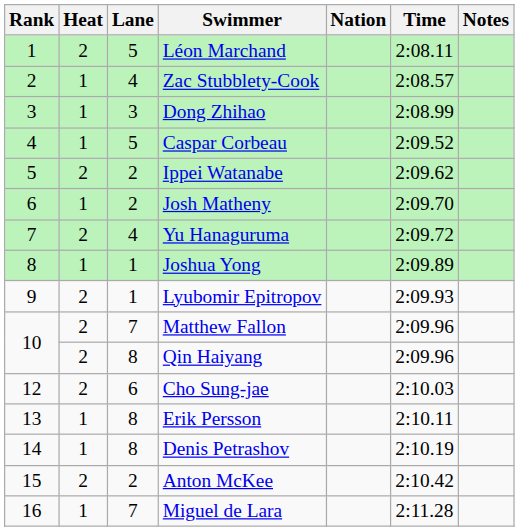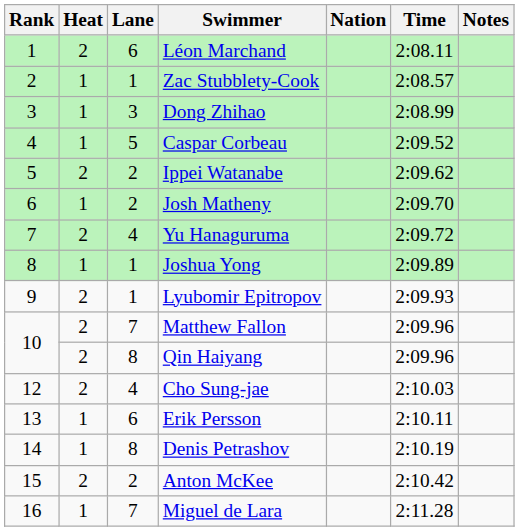(133, 50) 5 -> (133, 50) 6
(133, 81) 4 -> (133, 81) 1
(133, 388) 6 -> (133, 388) 4
(133, 419) 8 -> (133, 419) 6
